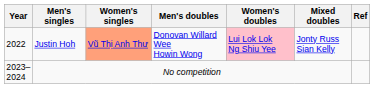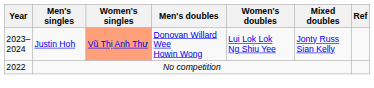(16, 44) 2022 -> (18, 44) 2023– 2024
(252, 44) pink background -> (252, 44) no background
(18, 72) 2023– 2024 -> (16, 68) 2022
